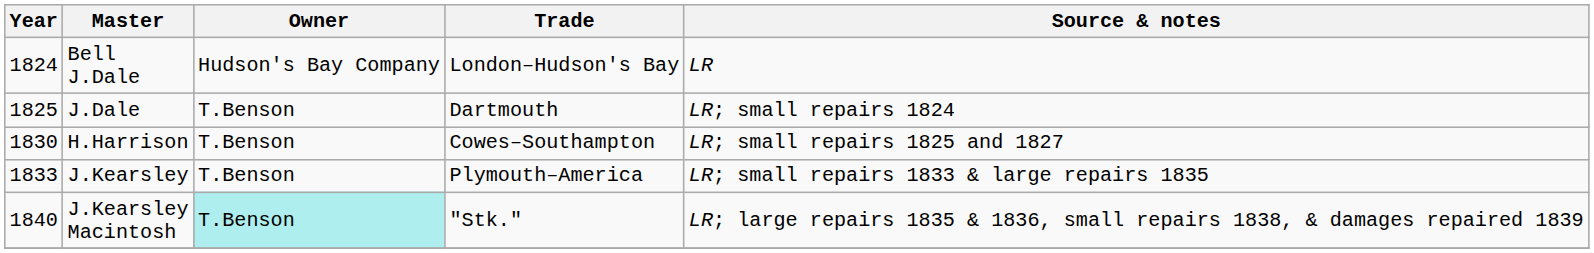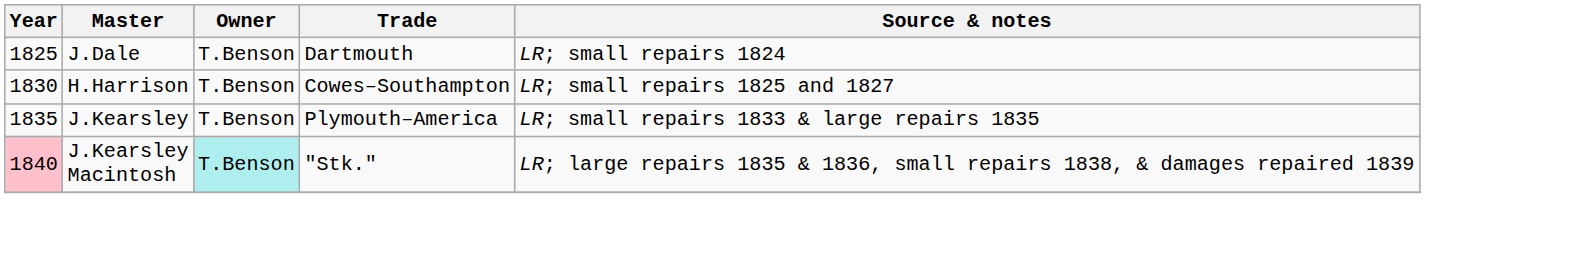- row: (104, 66)
(34, 176) 1833 -> (34, 120) 1835
(34, 220) no background -> (34, 164) pink background
